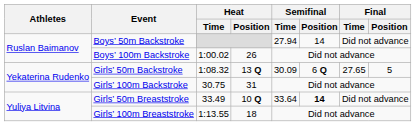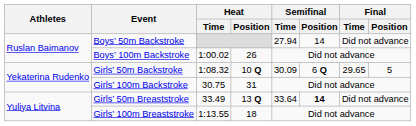(251, 70) 13 Q -> (251, 70) 10 Q
(354, 70) 27.65 -> (354, 70) 29.65
(251, 99) 10 Q -> (251, 99) 13 Q
